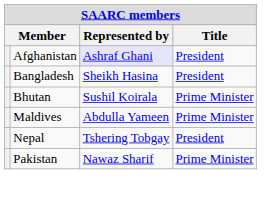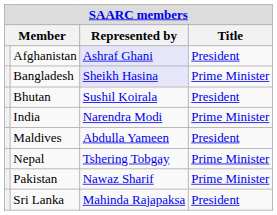(120, 76) no background -> (120, 76) lavender background
(200, 76) President -> (230, 76) Prime Minister
(215, 96) Prime Minister -> (215, 96) President
+ row: (27, 117)
(215, 117) Prime Minister -> (215, 138) President
(200, 138) President -> (230, 158) Prime Minister
+ row: (39, 199)
